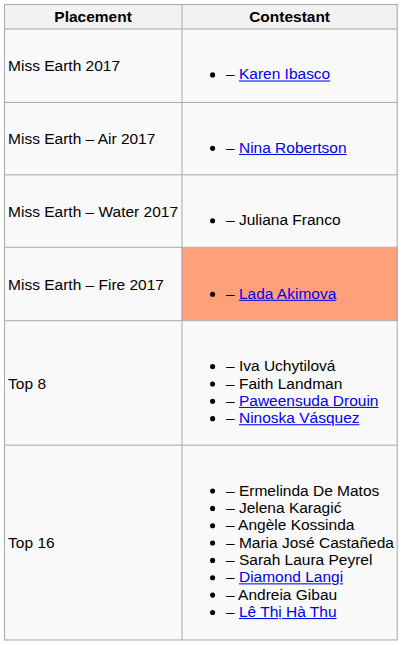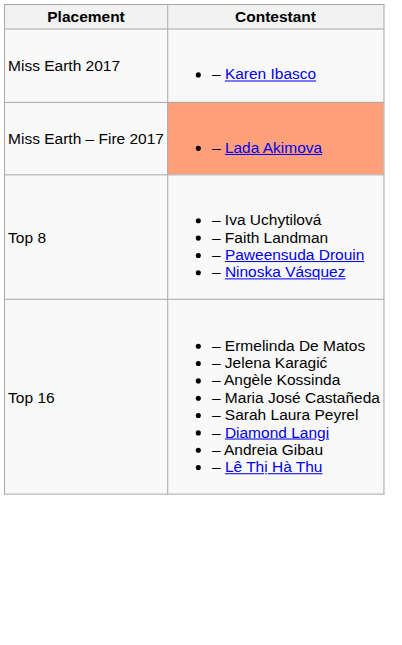- row: (82, 139)
- row: (93, 211)
